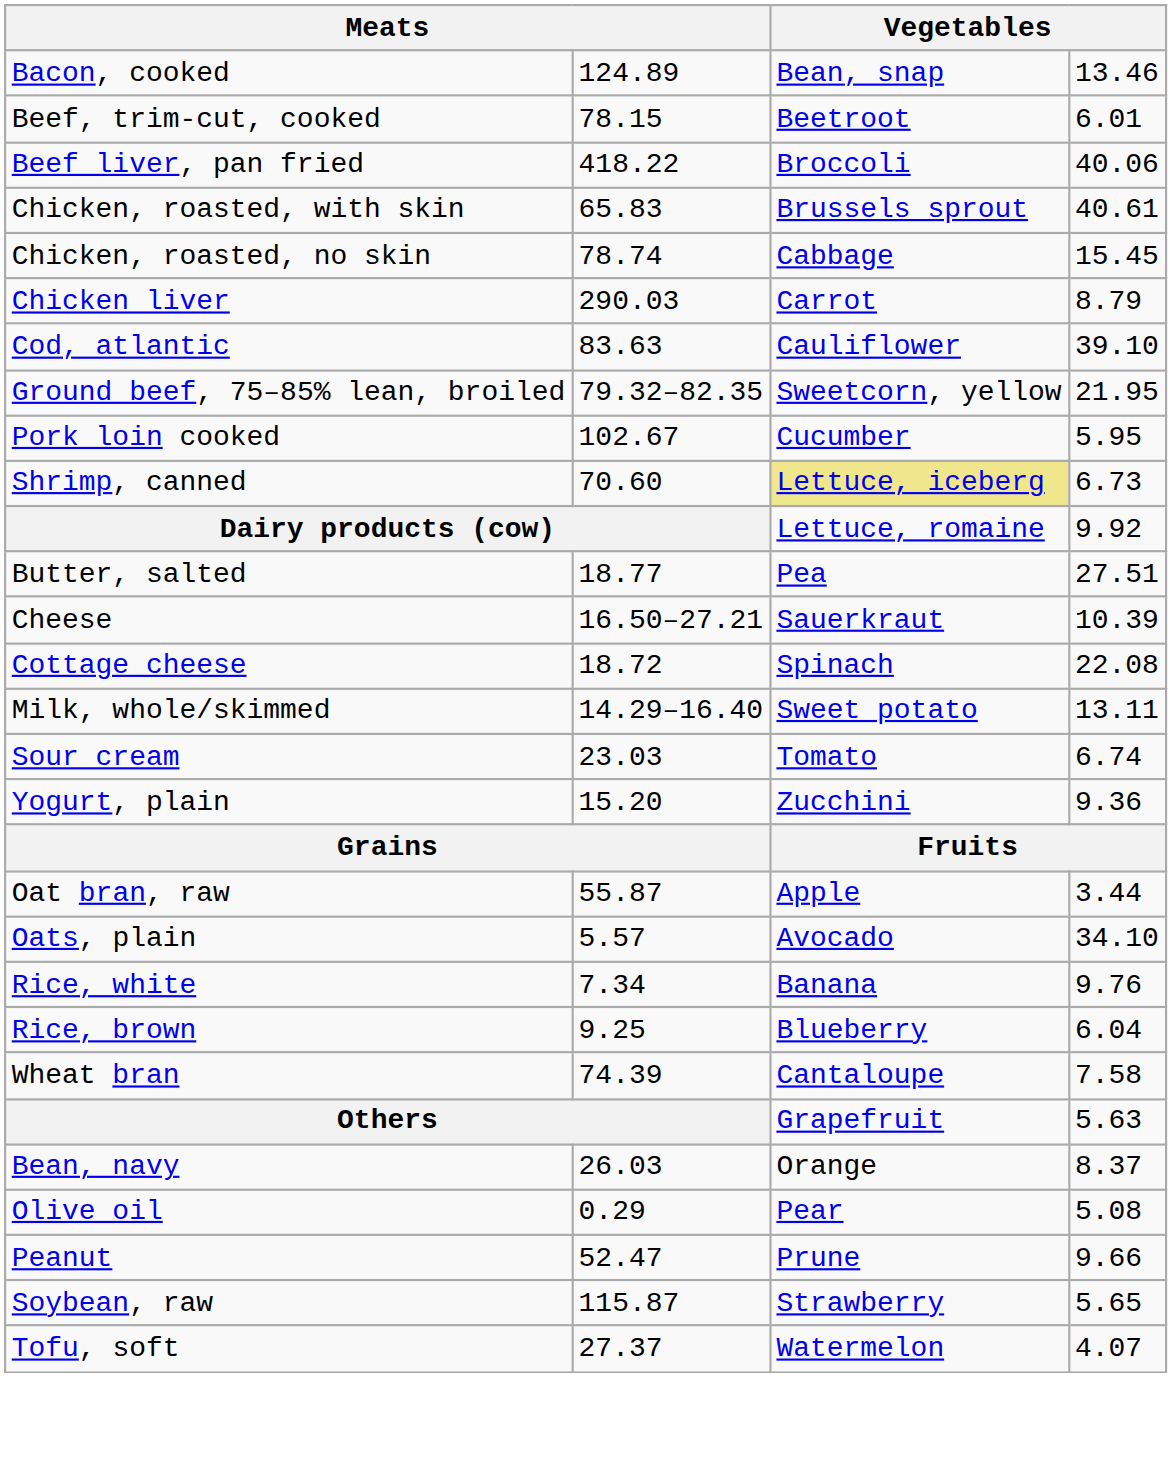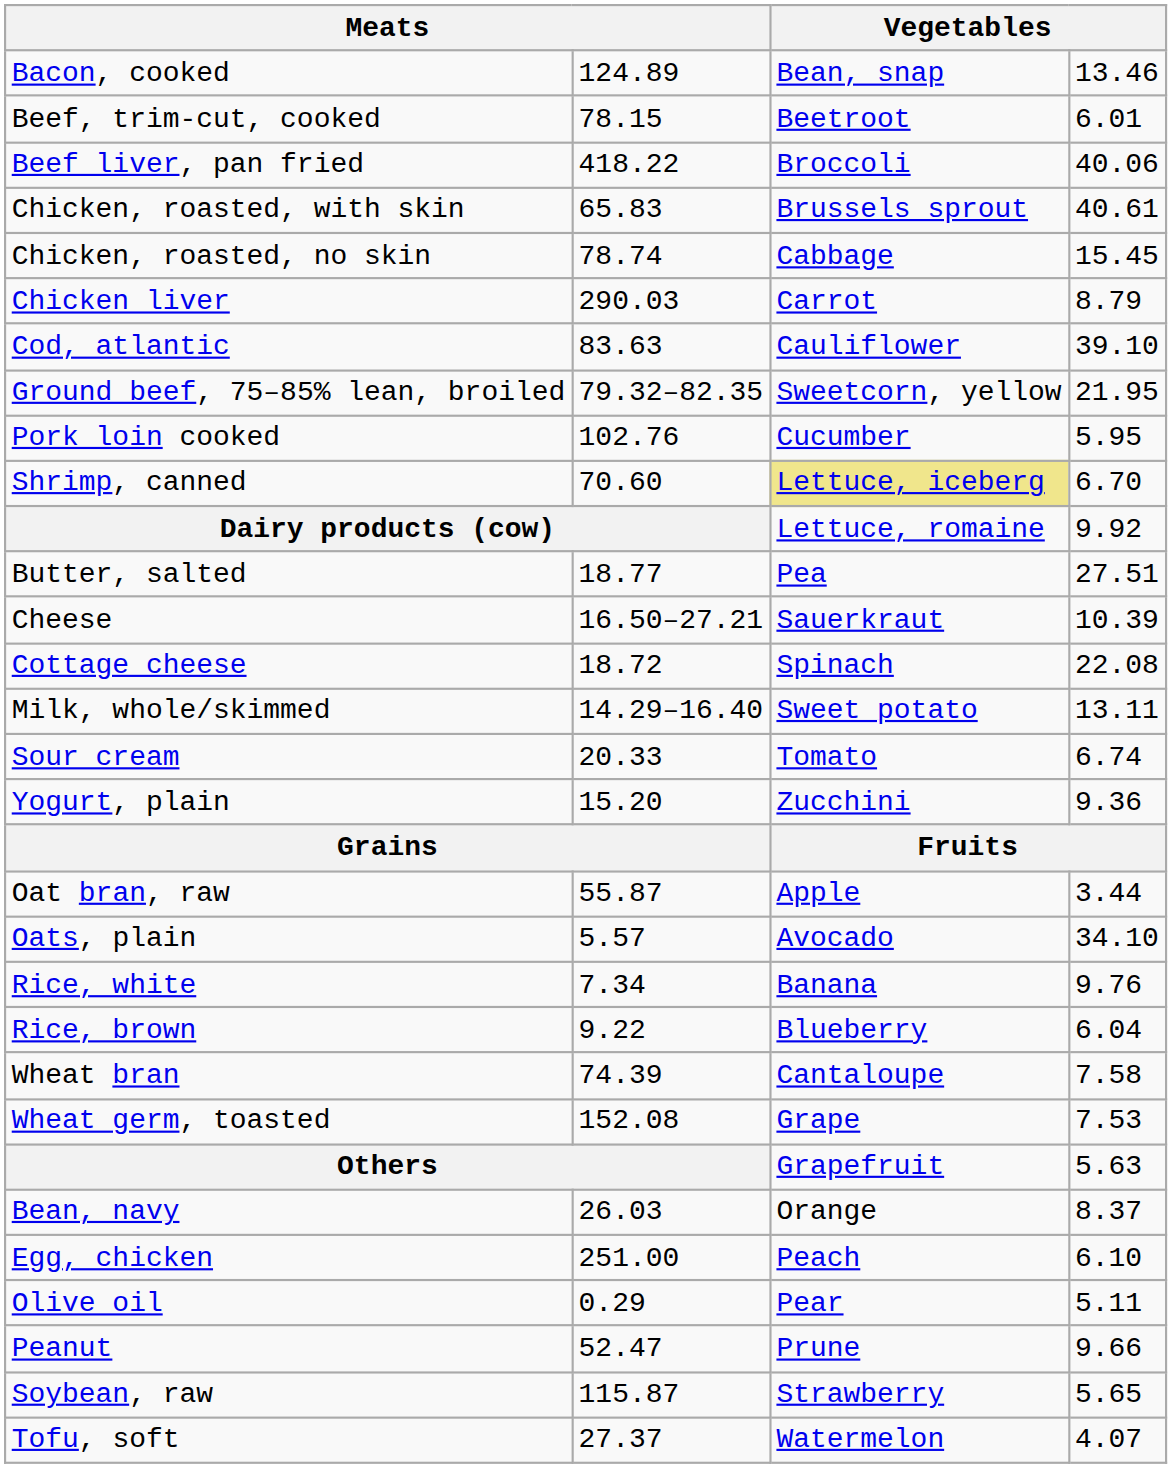(629, 438) 102.67 -> (629, 438) 102.76
(1108, 483) 6.73 -> (1108, 483) 6.70
(621, 757) 23.03 -> (621, 757) 20.33
(612, 1030) 9.25 -> (612, 1030) 9.22
+ row: (171, 1121)
+ row: (112, 1258)
(1108, 1212) 5.08 -> (1108, 1303) 5.11
